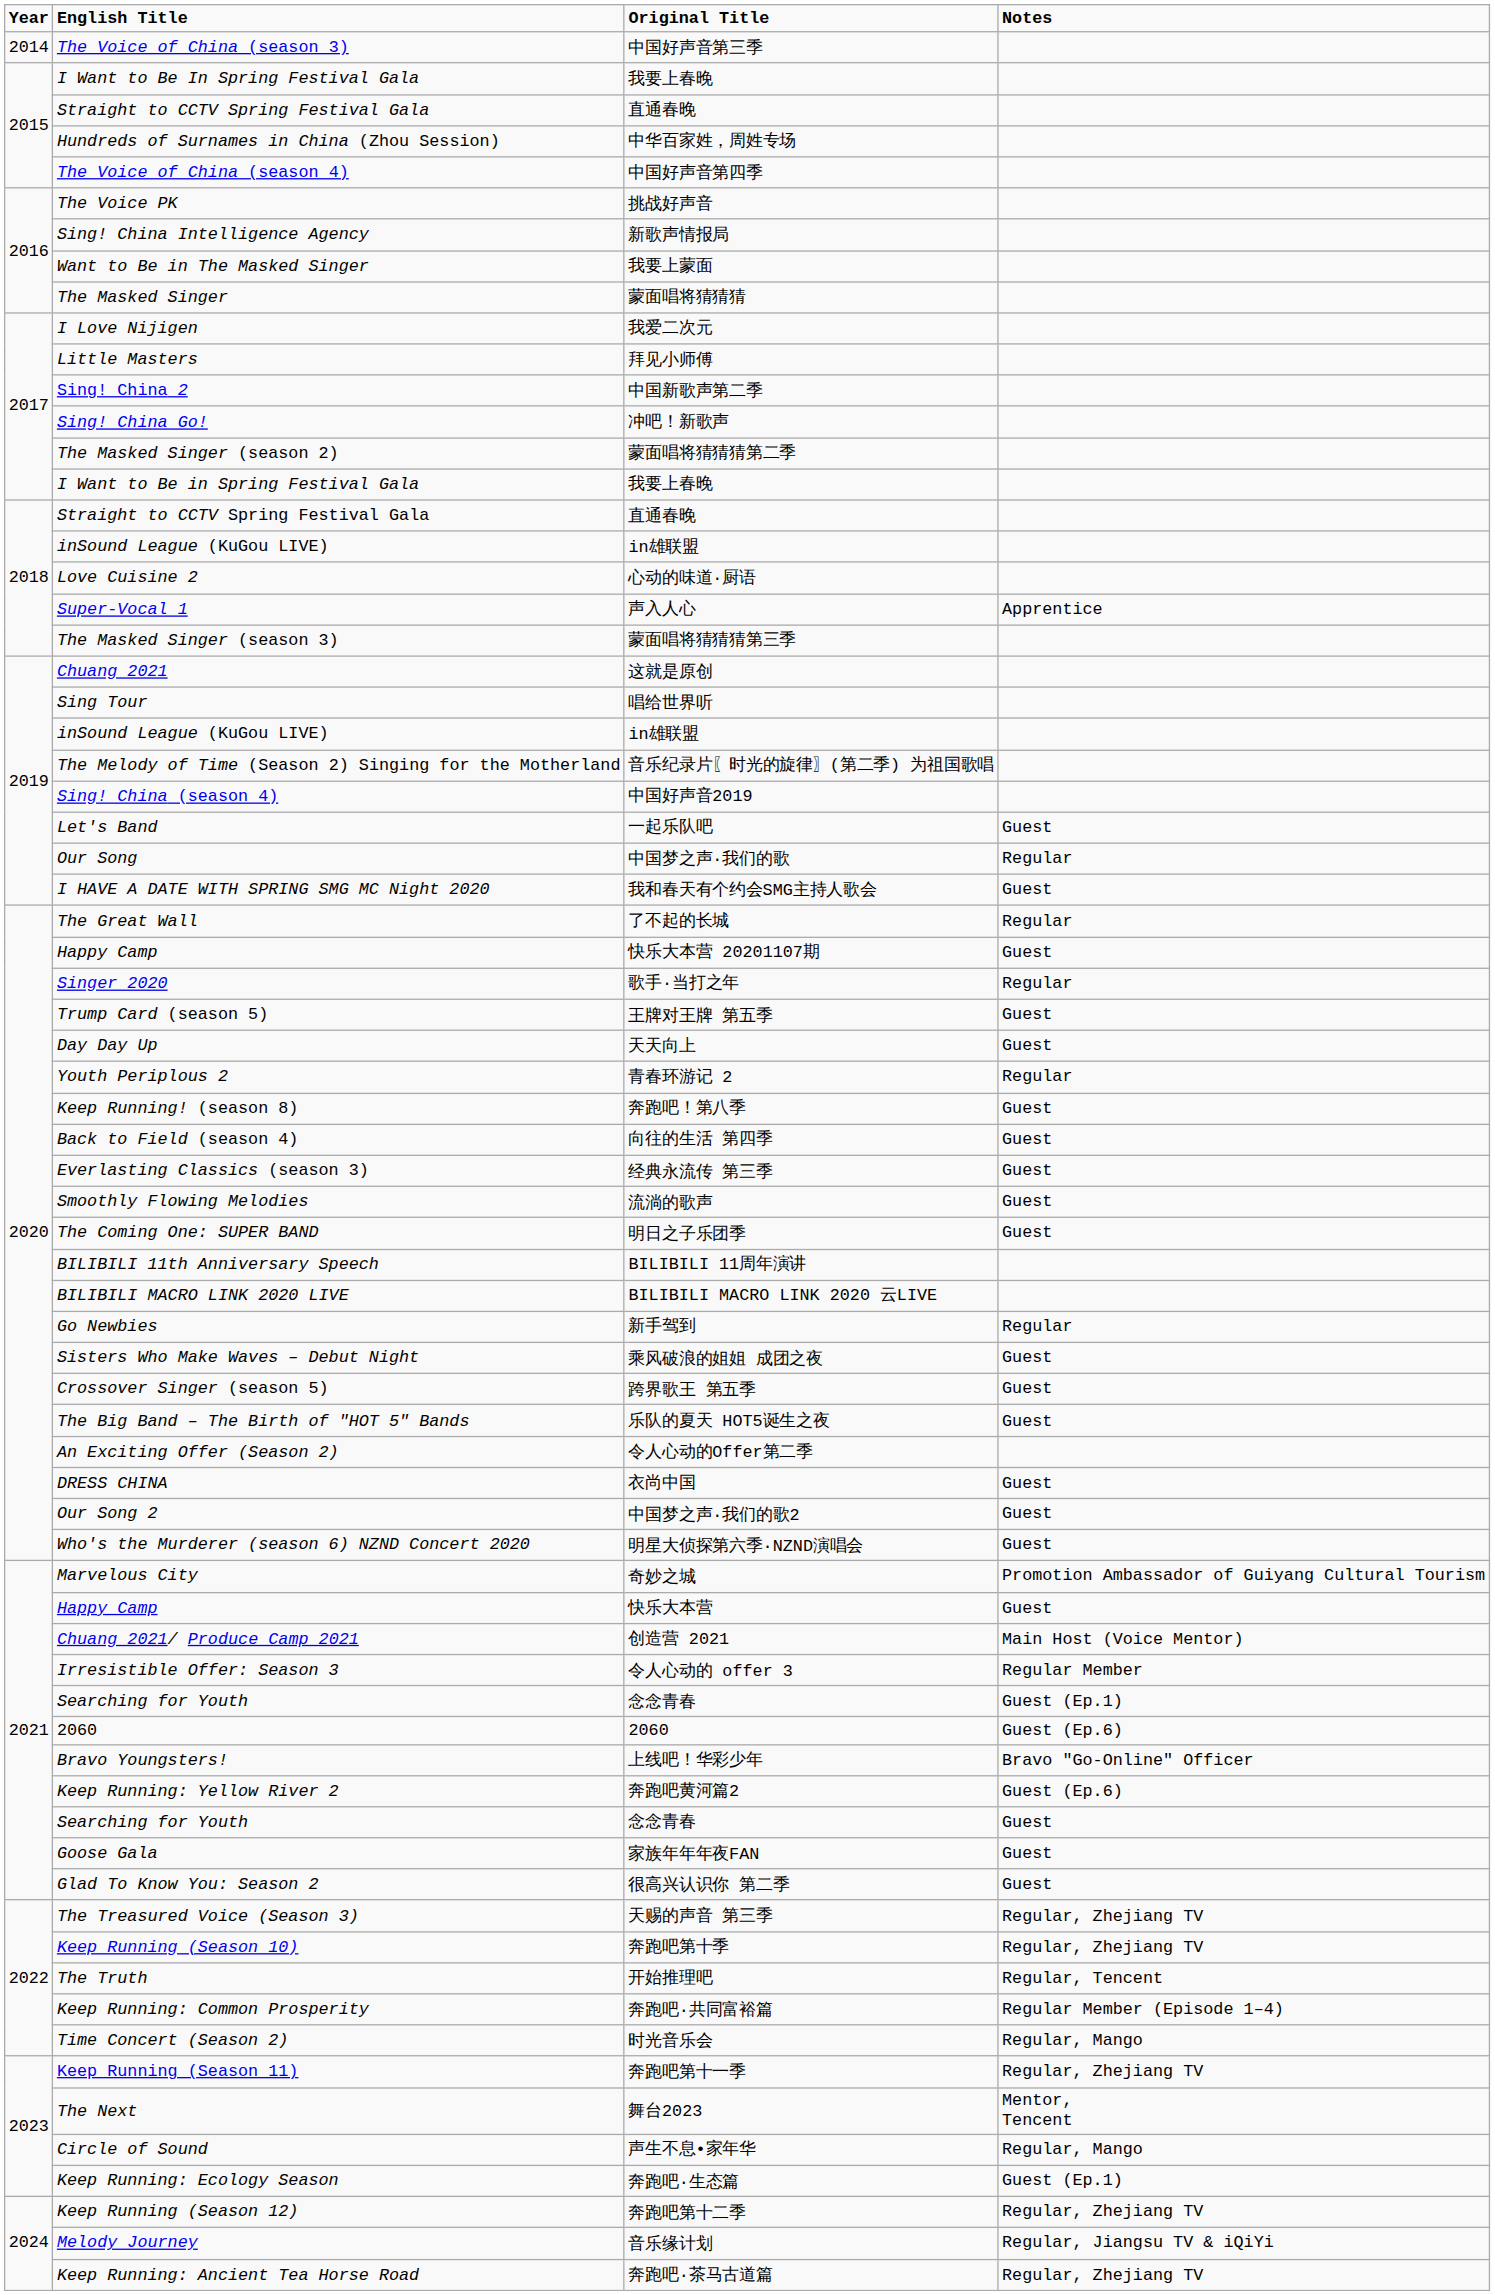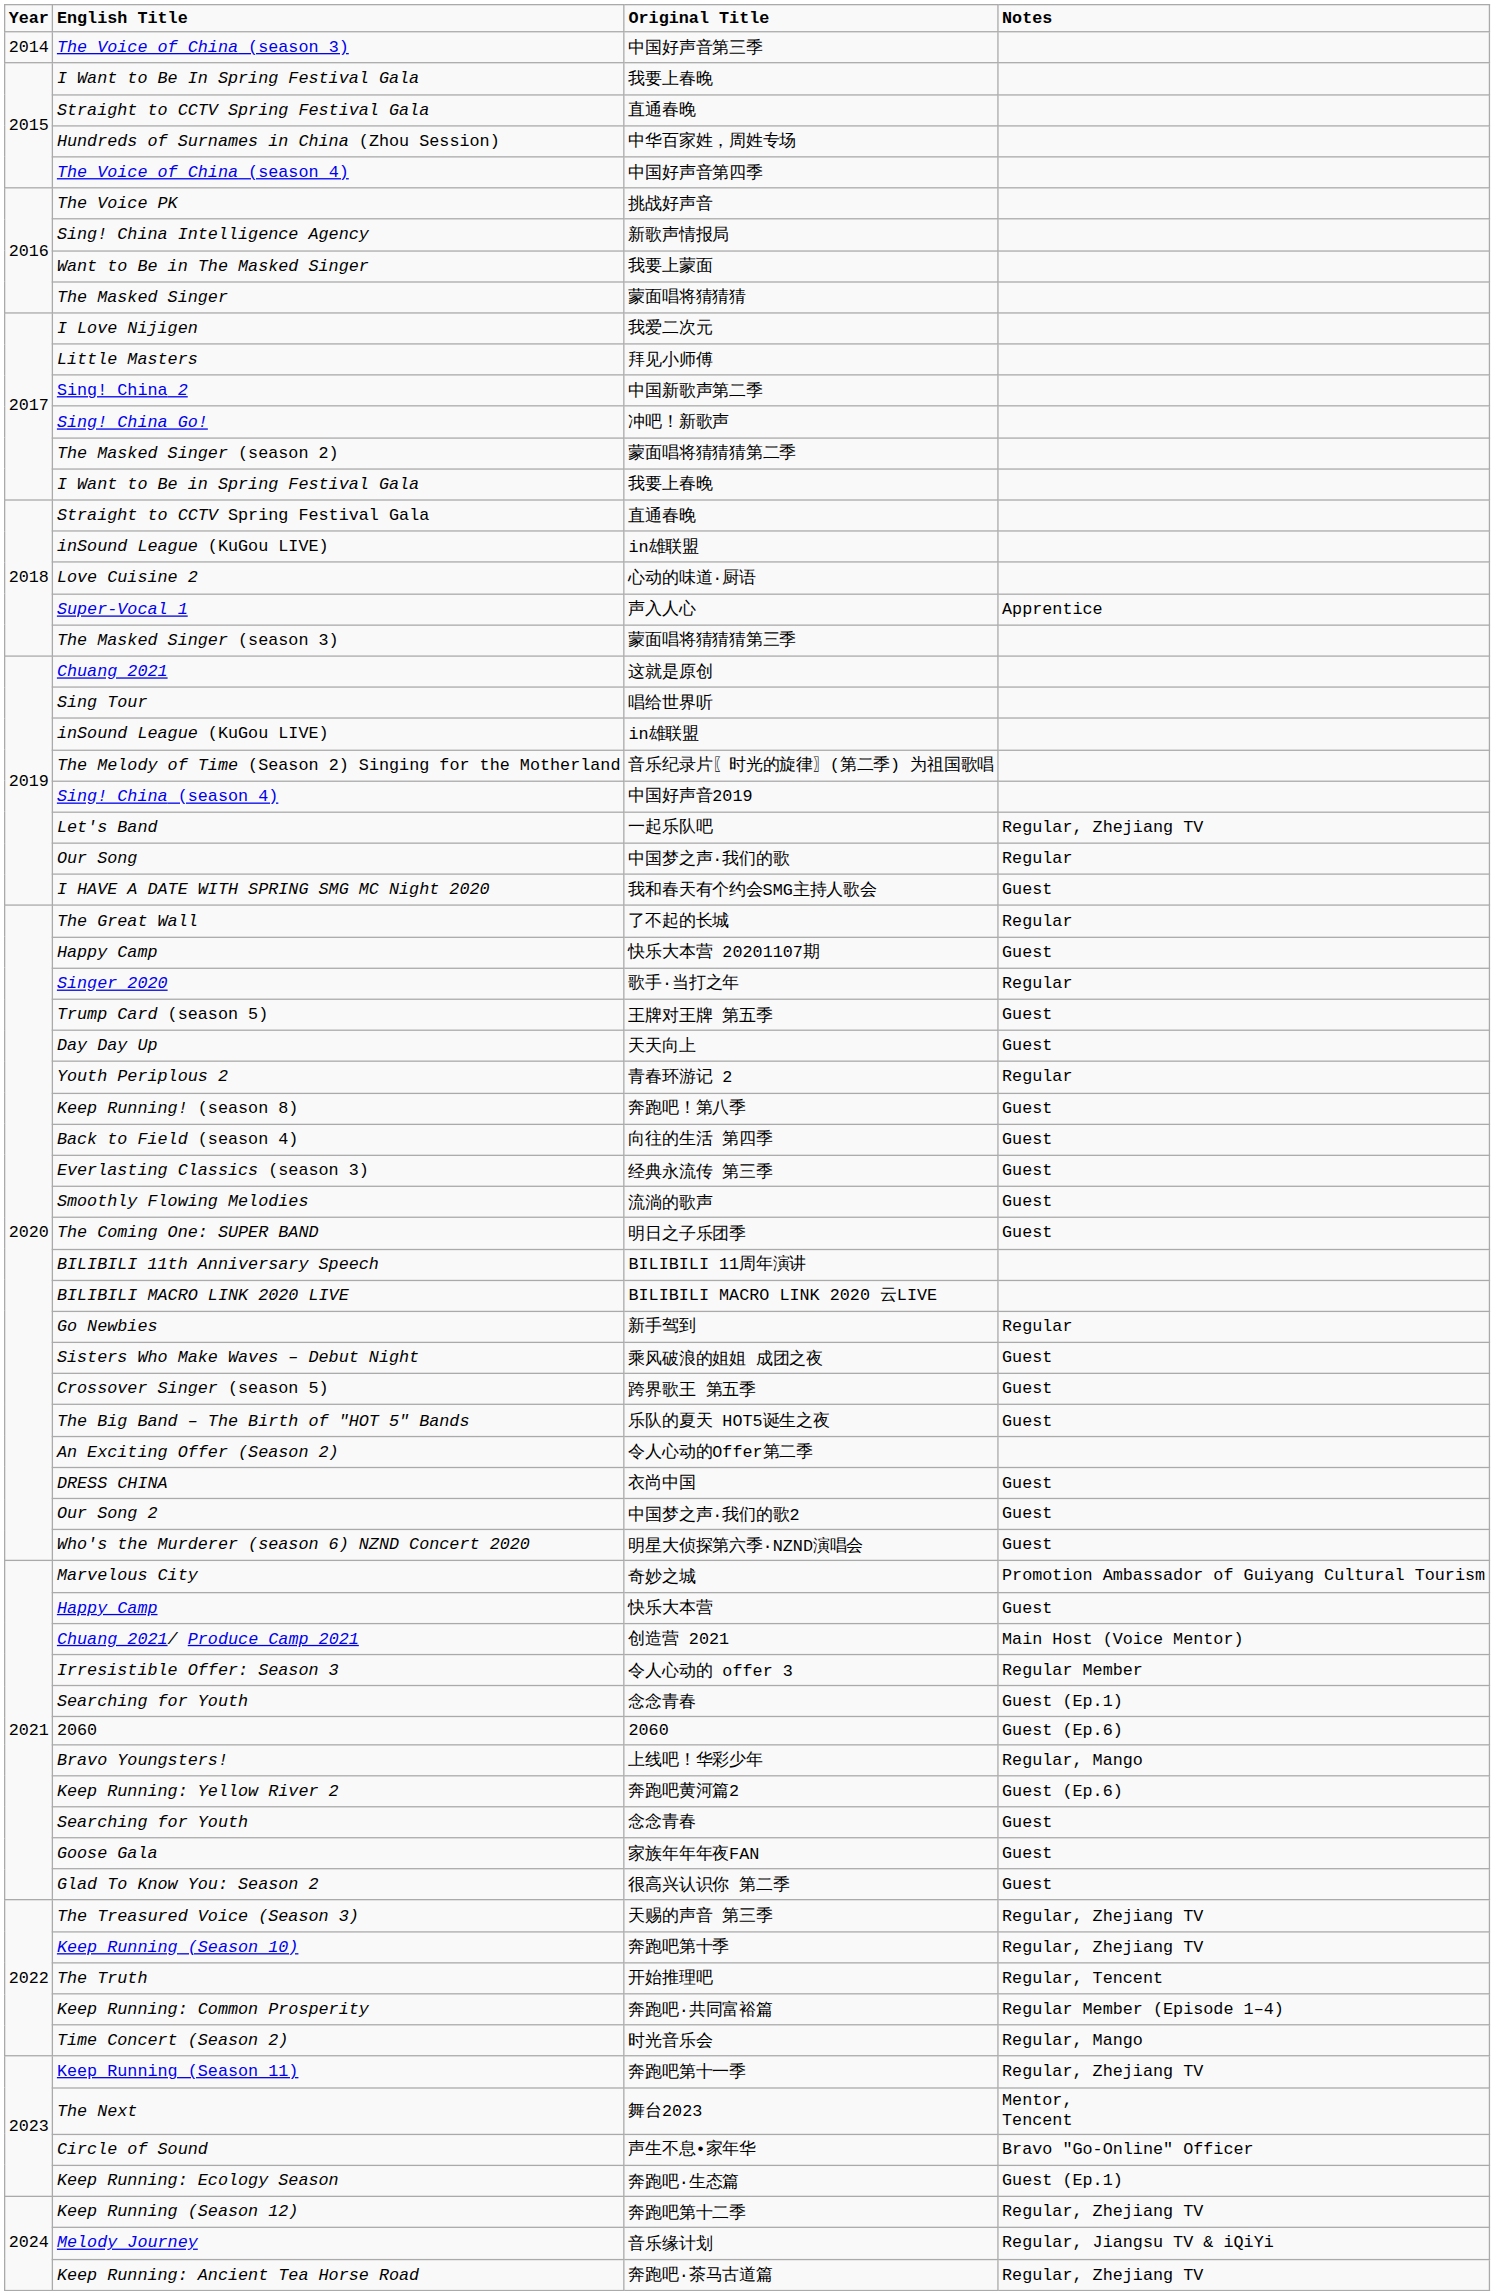(1027, 828) Guest -> (1103, 828) Regular, Zhejiang TV
(1128, 1760) Bravo "Go-Online" Officer -> (1072, 1760) Regular, Mango
(1072, 2150) Regular, Mango -> (1128, 2150) Bravo "Go-Online" Officer
